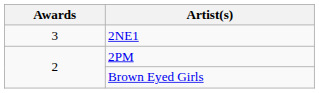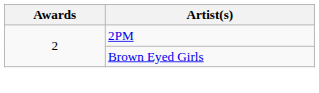- row: (123, 35)
